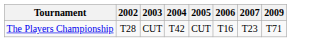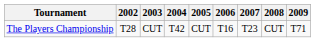+ column: (274, 12)
